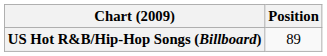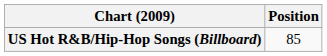(294, 39) 89 -> (294, 39) 85
